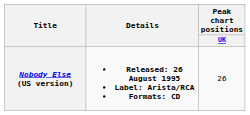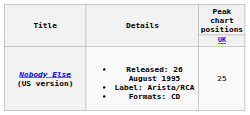(222, 78) 26 -> (222, 78) 25
